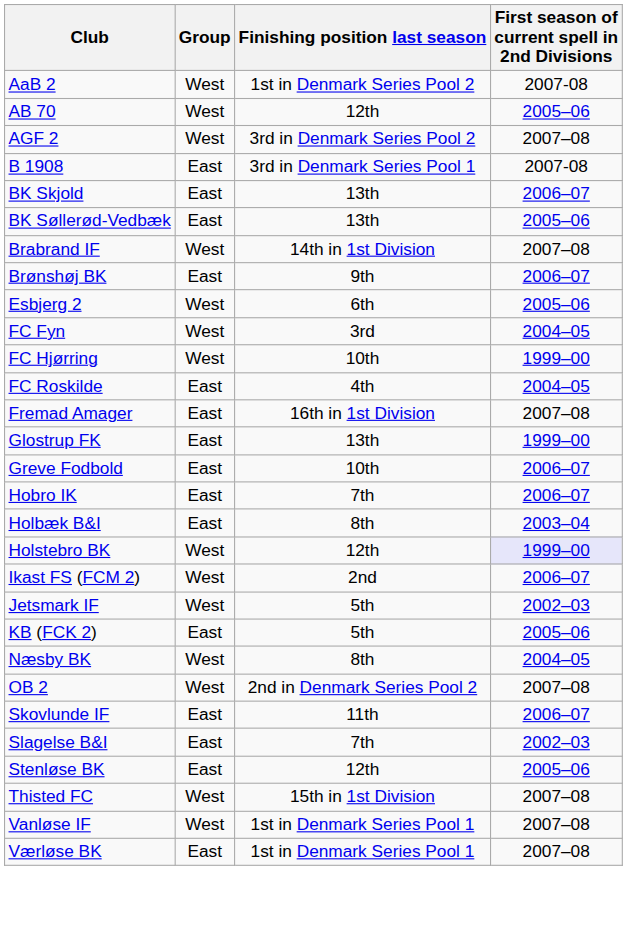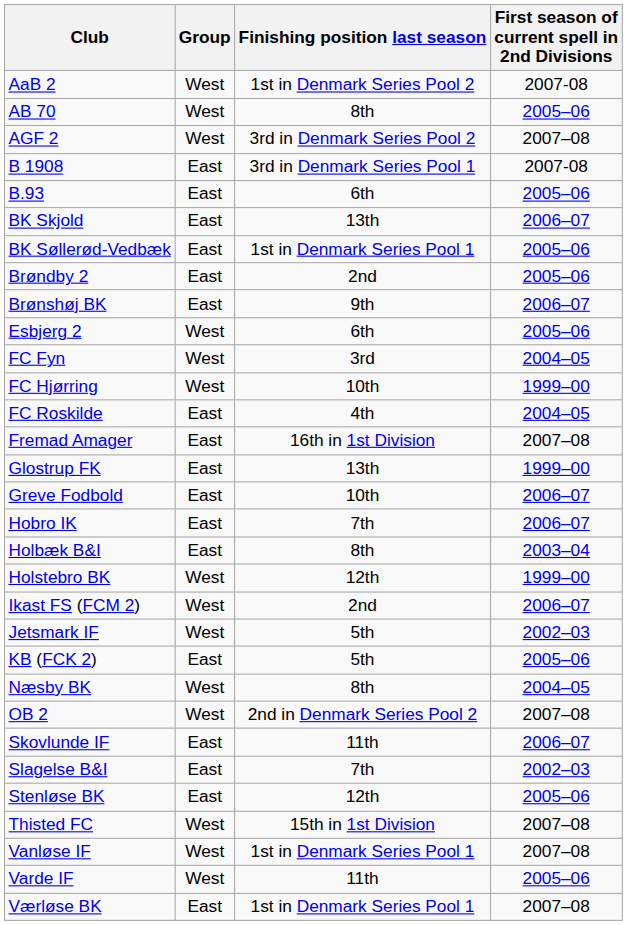(362, 111) 12th -> (362, 111) 8th
+ row: (26, 194)
(362, 221) 13th -> (362, 248) 1st in Denmark Series Pool 1
- row: (54, 248)
+ row: (48, 276)
(556, 550) lavender background -> (556, 577) no background
+ row: (41, 879)
